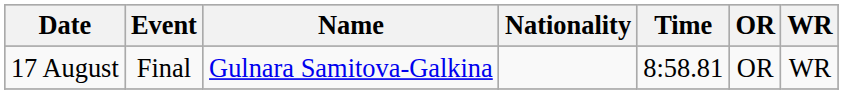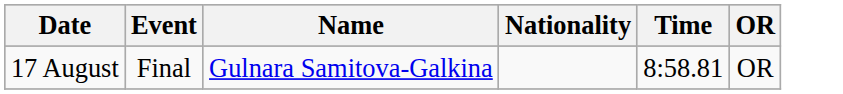- column: (810, 25)
